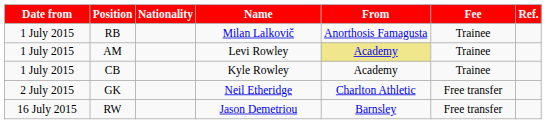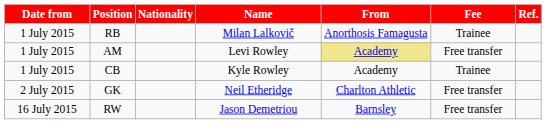(473, 52) Trainee -> (473, 52) Free transfer
